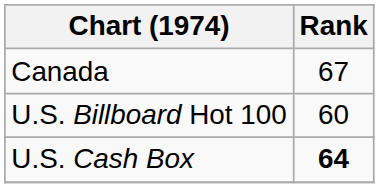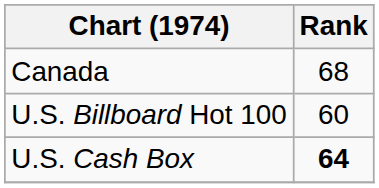(334, 70) 67 -> (334, 70) 68
